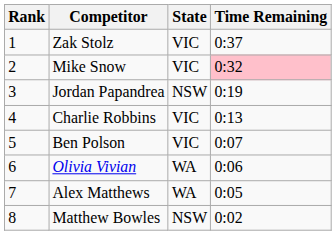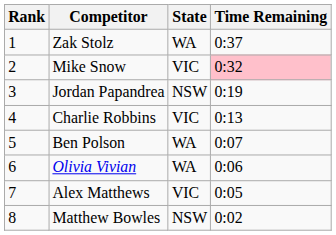(186, 42) VIC -> (184, 42) WA
(186, 142) VIC -> (184, 142) WA
(184, 192) WA -> (186, 192) VIC
